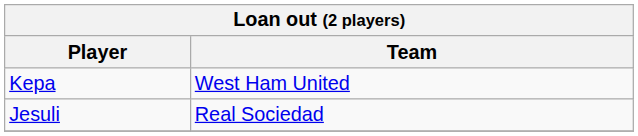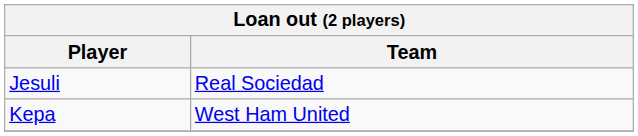rows swapped: (35, 114) <-> (32, 83)
